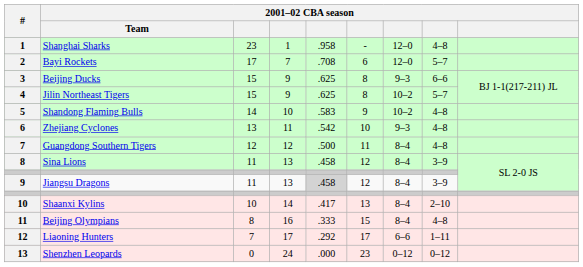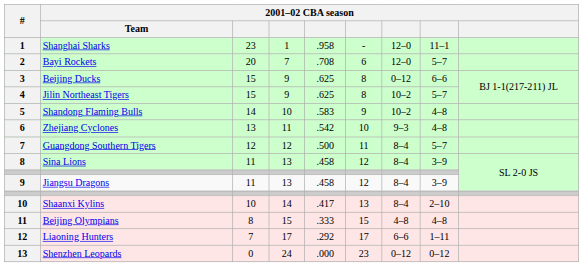(440, 46) 4–8 -> (439, 46) 11–1
(252, 62) 17 -> (251, 62) 20
(403, 79) 9–3 -> (401, 79) 0–12
(440, 145) 4–8 -> (439, 145) 5–7
(326, 183) lightgrey background -> (325, 183) no background
(288, 220) 16 -> (287, 220) 15
(403, 220) 8–4 -> (401, 220) 4–8
